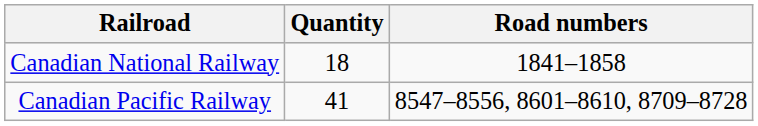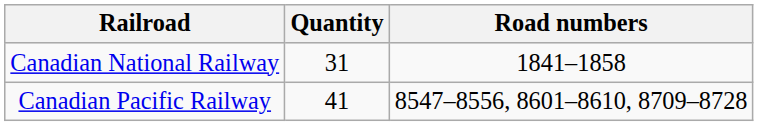(337, 62) 18 -> (337, 62) 31
